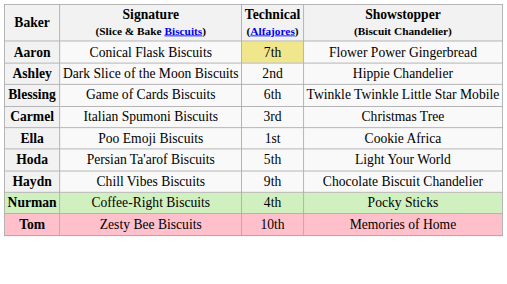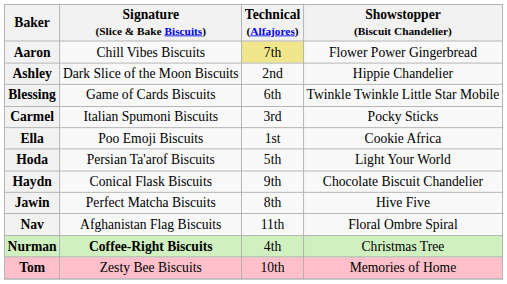(151, 52) Conical Flask Biscuits -> (151, 52) Chill Vibes Biscuits
(403, 116) Christmas Tree -> (403, 116) Pocky Sticks
(151, 181) Chill Vibes Biscuits -> (151, 181) Conical Flask Biscuits
+ row: (32, 203)
+ row: (32, 224)
(151, 203) normal -> (151, 246) bold
(403, 203) Pocky Sticks -> (403, 246) Christmas Tree
